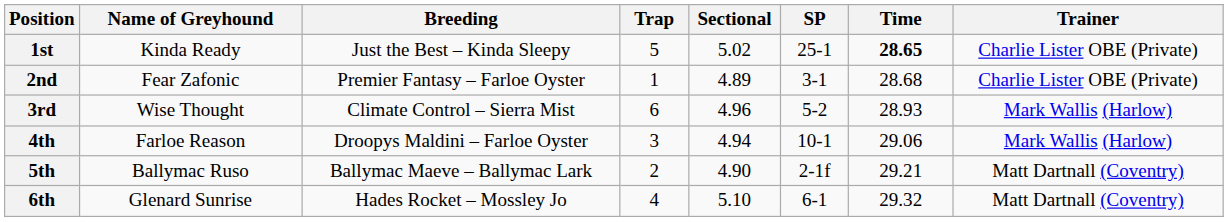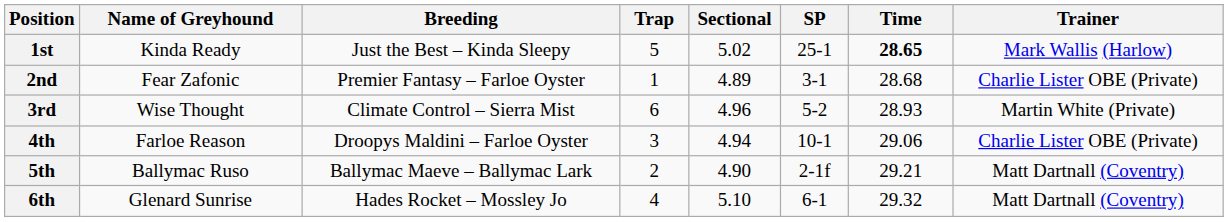(1088, 49) Charlie Lister OBE (Private) -> (1088, 49) Mark Wallis (Harlow)
(1088, 110) Mark Wallis (Harlow) -> (1088, 110) Martin White (Private)
(1088, 140) Mark Wallis (Harlow) -> (1088, 140) Charlie Lister OBE (Private)
